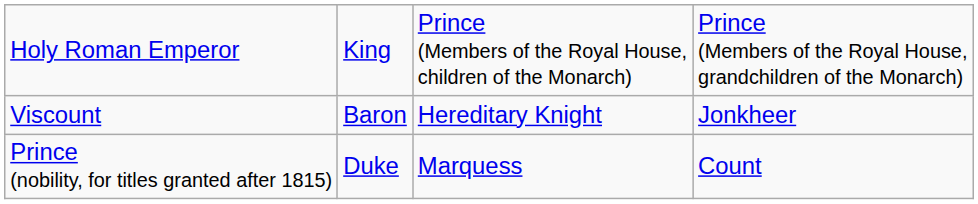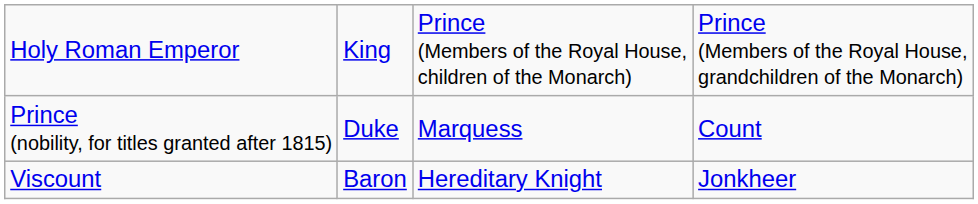rows swapped: (171, 166) <-> (56, 114)
